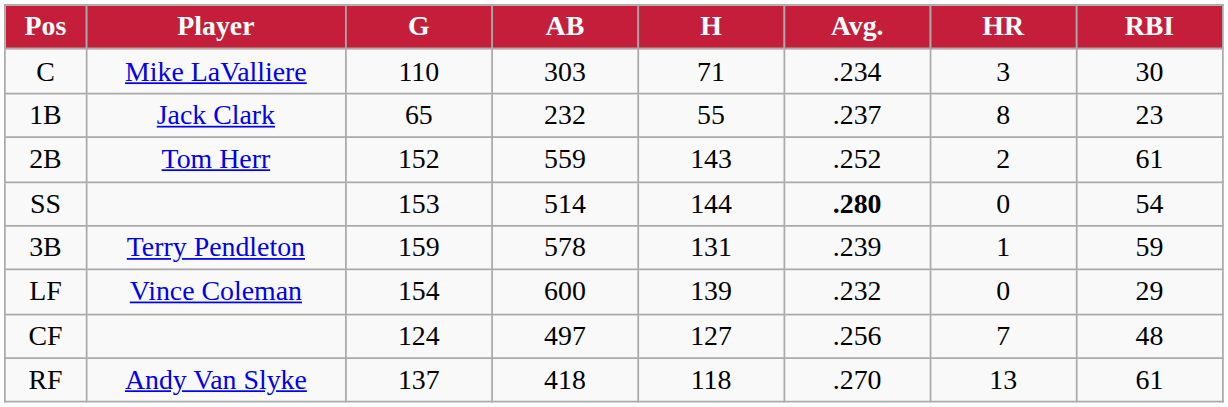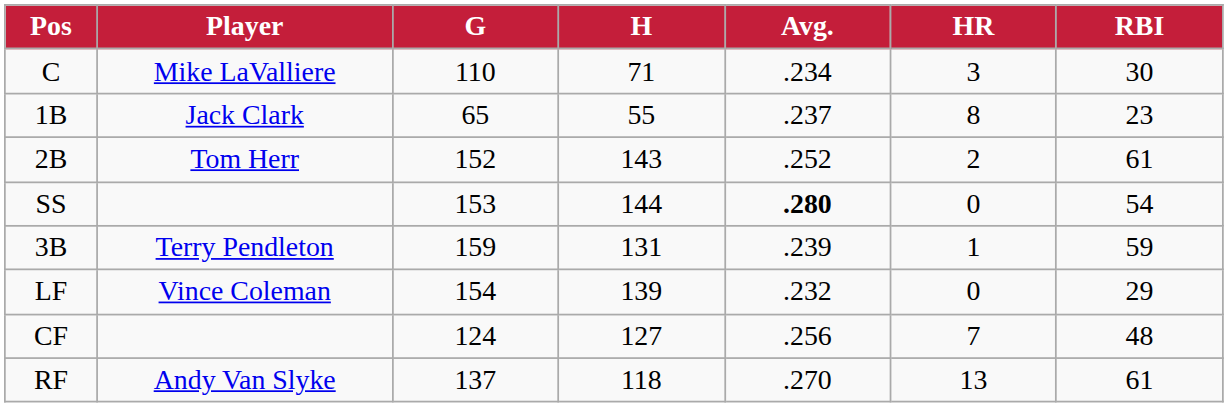- column: (565, 26)
